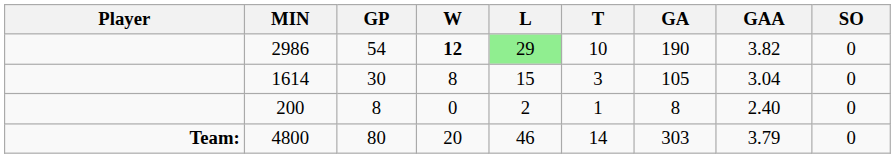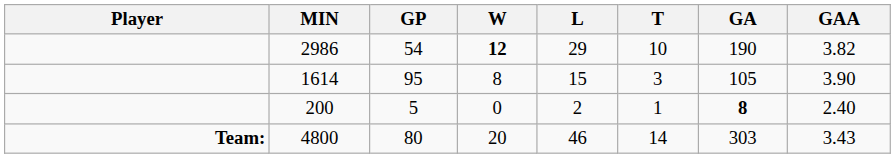- column: (851, 19)
(525, 49) lightgreen background -> (578, 49) no background
(376, 78) 30 -> (413, 78) 95
(764, 78) 3.04 -> (839, 78) 3.90
(376, 108) 8 -> (413, 108) 5
(675, 108) normal -> (743, 108) bold
(764, 138) 3.79 -> (839, 138) 3.43
